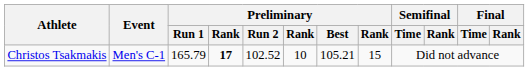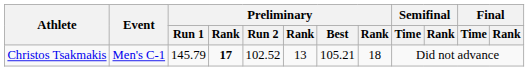(188, 56) 165.79 -> (188, 56) 145.79
(300, 56) 10 -> (300, 56) 13
(375, 56) 15 -> (375, 56) 18
